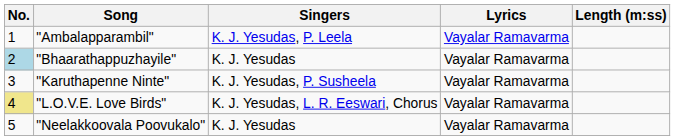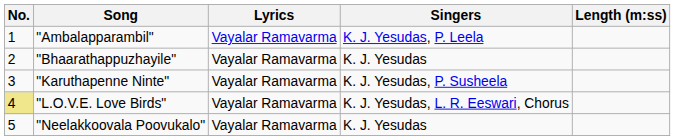columns swapped: (325, 16) <-> (506, 16)
(12, 59) lightblue background -> (12, 59) no background
